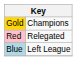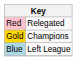rows swapped: (15, 23) <-> (14, 36)
